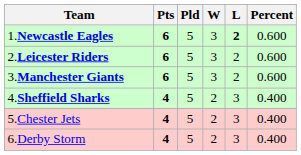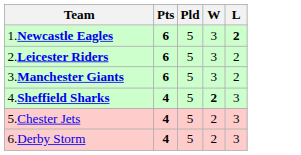- column: (272, 14)
(214, 98) normal -> (214, 98) bold
